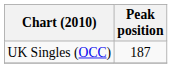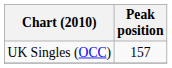(140, 52) 187 -> (140, 52) 157
